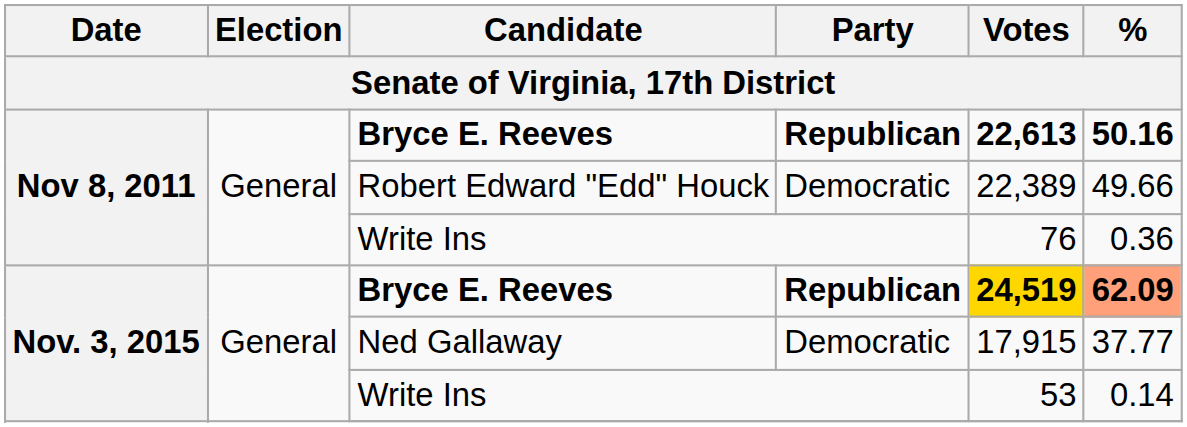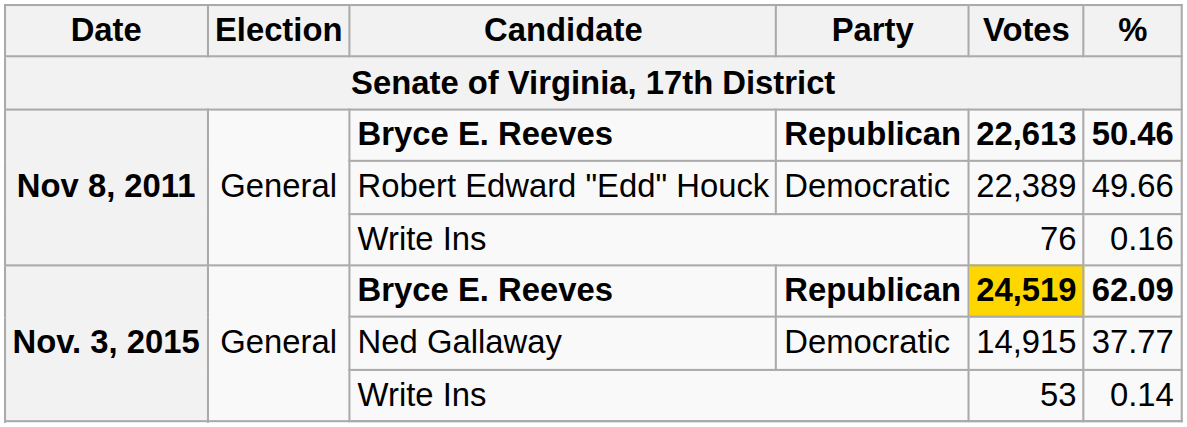(1133, 134) 50.16 -> (1133, 134) 50.46
(1142, 238) 0.36 -> (1142, 238) 0.16
(1133, 290) lightsalmon background -> (1133, 290) no background
(1026, 342) 17,915 -> (1026, 342) 14,915
